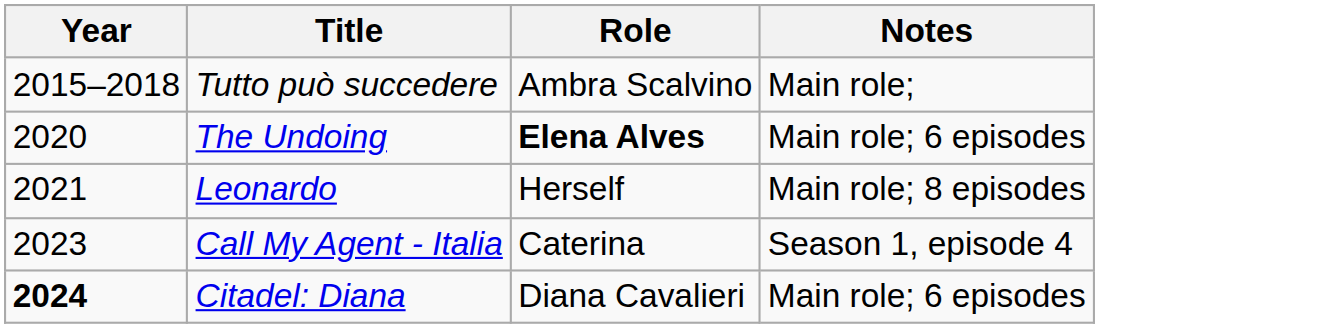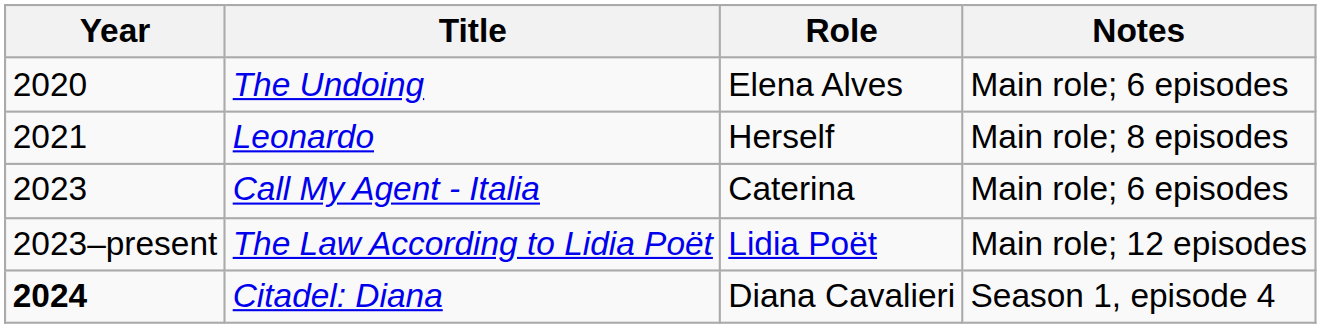- row: (347, 84)
(611, 137) bold -> (816, 84) normal
(920, 243) Season 1, episode 4 -> (1129, 190) Main role; 6 episodes
+ row: (473, 243)
(927, 296) Main role; 6 episodes -> (1123, 296) Season 1, episode 4
